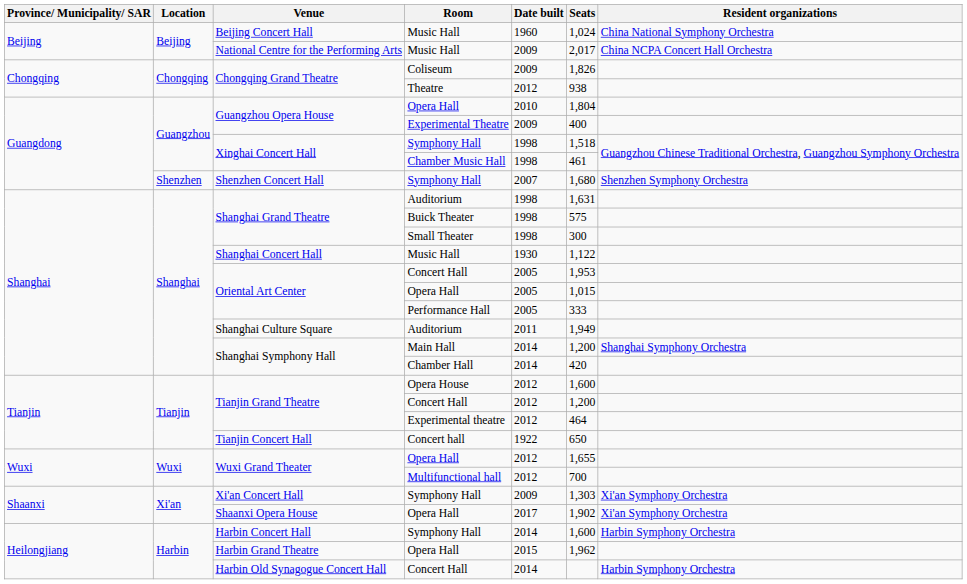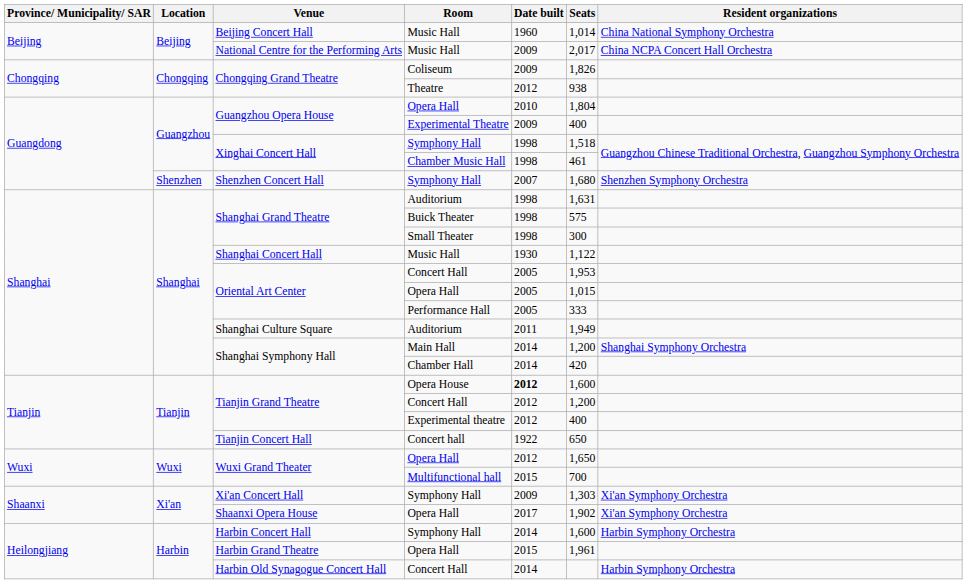(582, 32) 1,024 -> (582, 32) 1,014
(526, 384) normal -> (526, 384) bold
(578, 421) 464 -> (578, 421) 400
(582, 458) 1,655 -> (582, 458) 1,650
(526, 476) 2012 -> (526, 476) 2015
(582, 550) 1,962 -> (582, 550) 1,961
